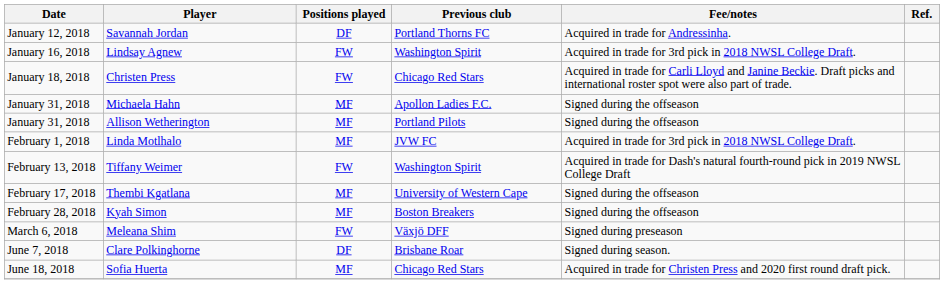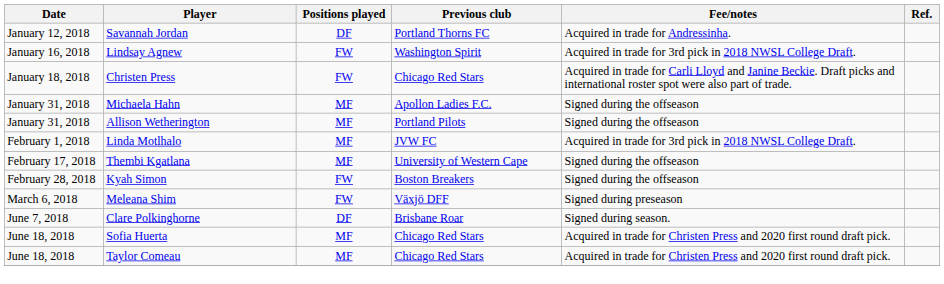- row: (144, 167)
(344, 212) MF -> (344, 179) FW
+ row: (143, 255)
